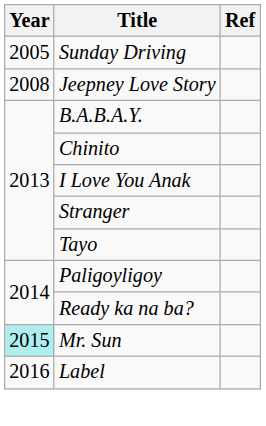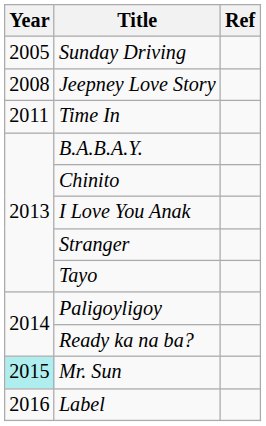+ row: (89, 116)
